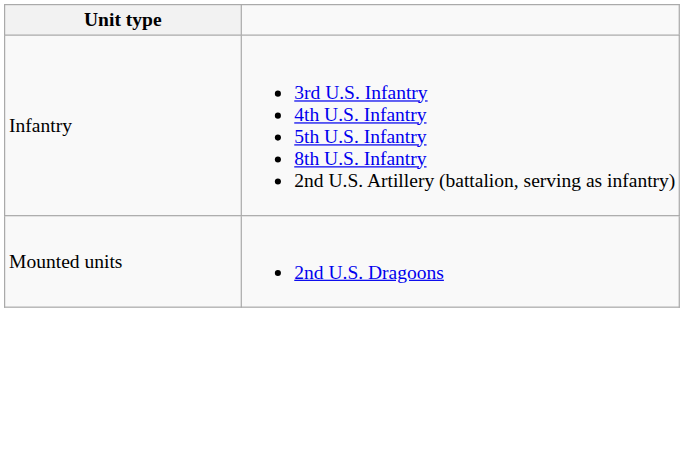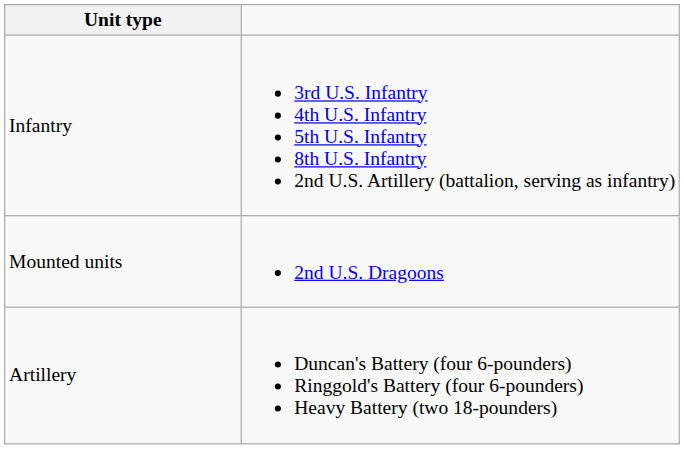+ row: (43, 375)
